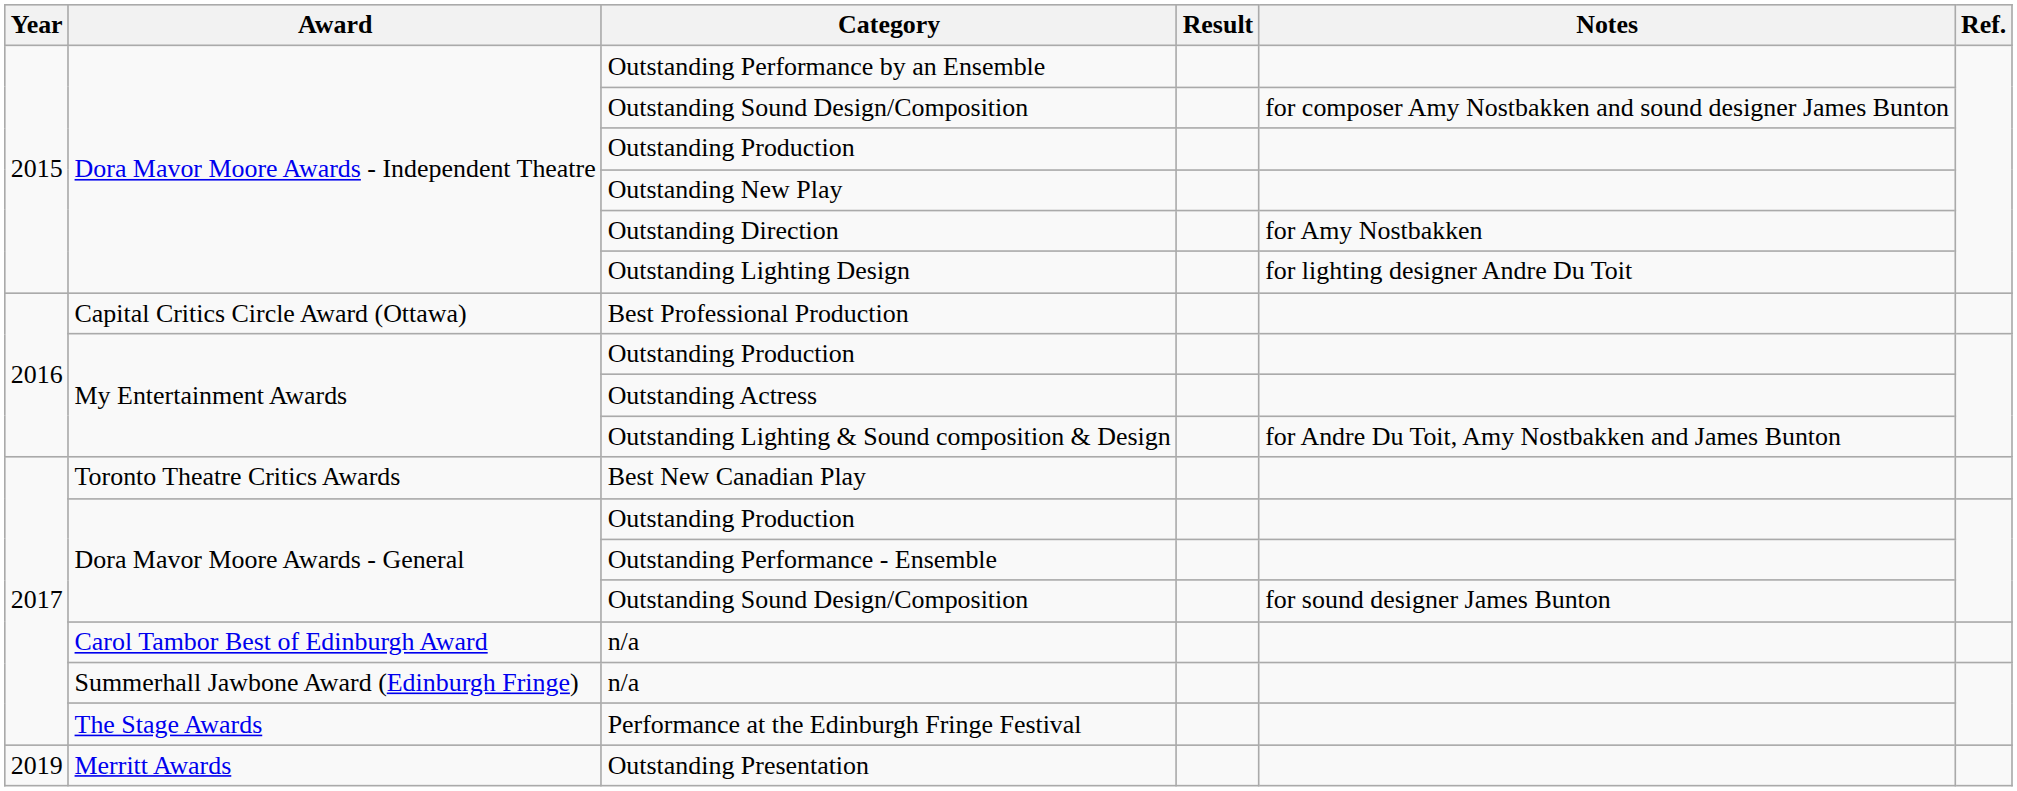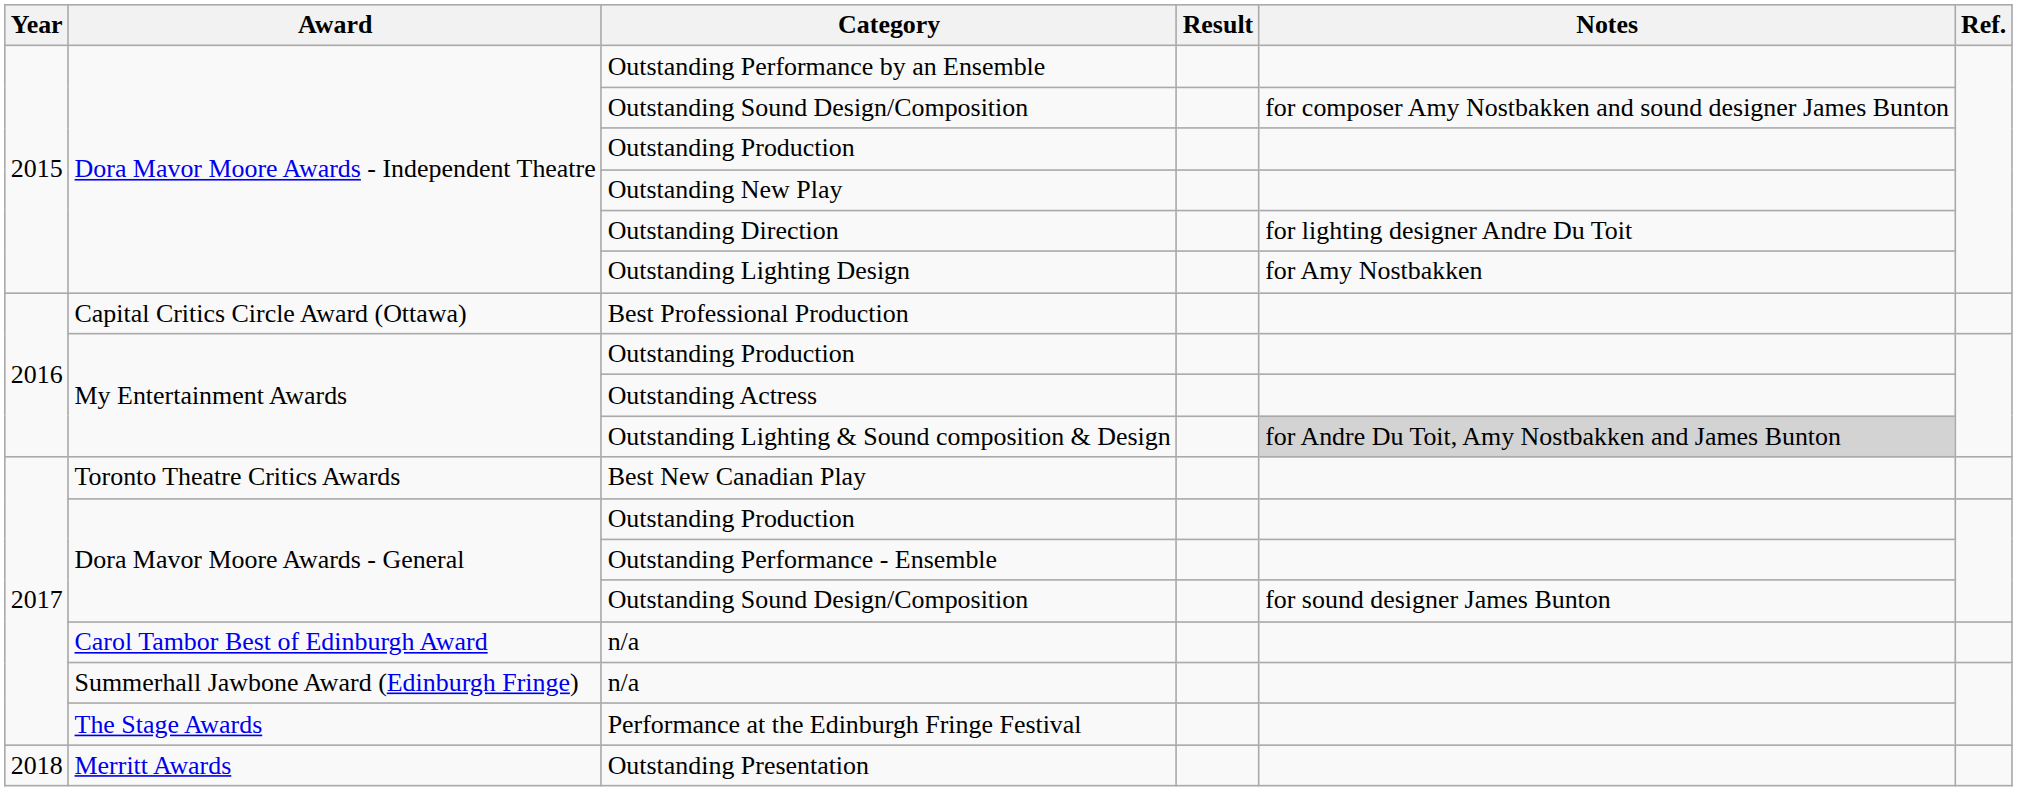(1374, 230) for Amy Nostbakken -> (1449, 230) for lighting designer Andre Du Toit
(1449, 271) for lighting designer Andre Du Toit -> (1374, 271) for Amy Nostbakken
(1553, 436) no background -> (1553, 436) lightgrey background
(37, 764) 2019 -> (37, 764) 2018
